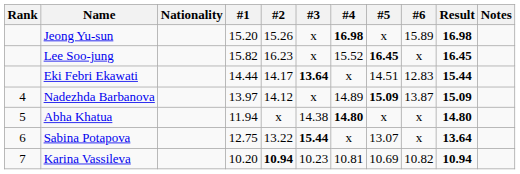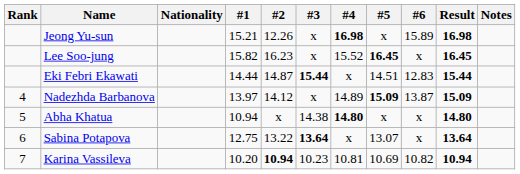(243, 35) 15.20 -> (243, 35) 15.21
(278, 35) 15.26 -> (278, 35) 12.26
(278, 76) 14.17 -> (278, 76) 14.87
(314, 76) 13.64 -> (314, 76) 15.44
(243, 117) 11.94 -> (243, 117) 10.94
(314, 138) 15.44 -> (314, 138) 13.64
